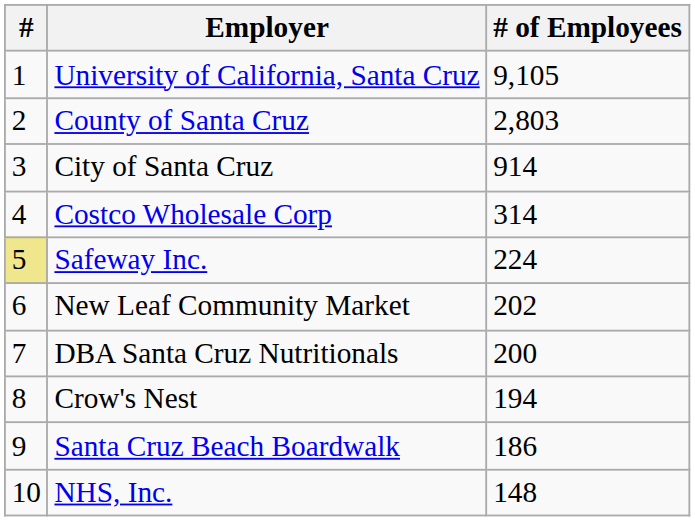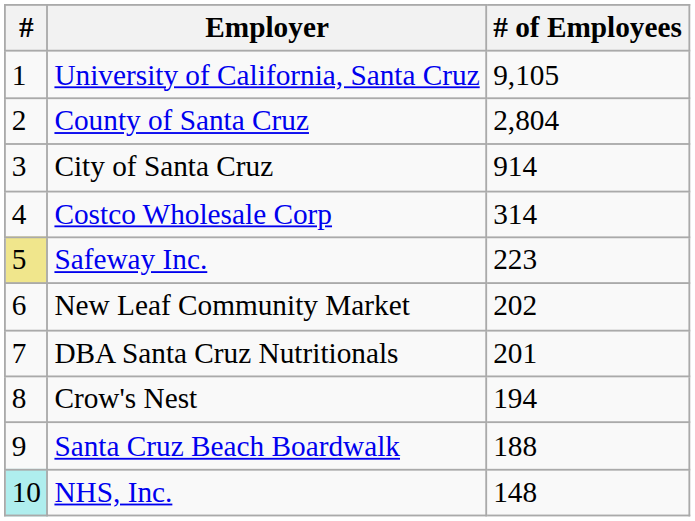(526, 120) 2,803 -> (526, 120) 2,804
(515, 259) 224 -> (515, 259) 223
(515, 352) 200 -> (515, 352) 201
(515, 445) 186 -> (515, 445) 188
(26, 492) no background -> (26, 492) paleturquoise background
